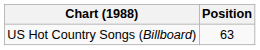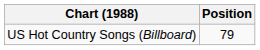(227, 34) 63 -> (227, 34) 79
